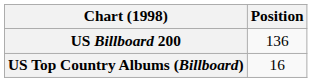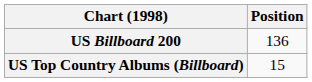(277, 65) 16 -> (277, 65) 15
